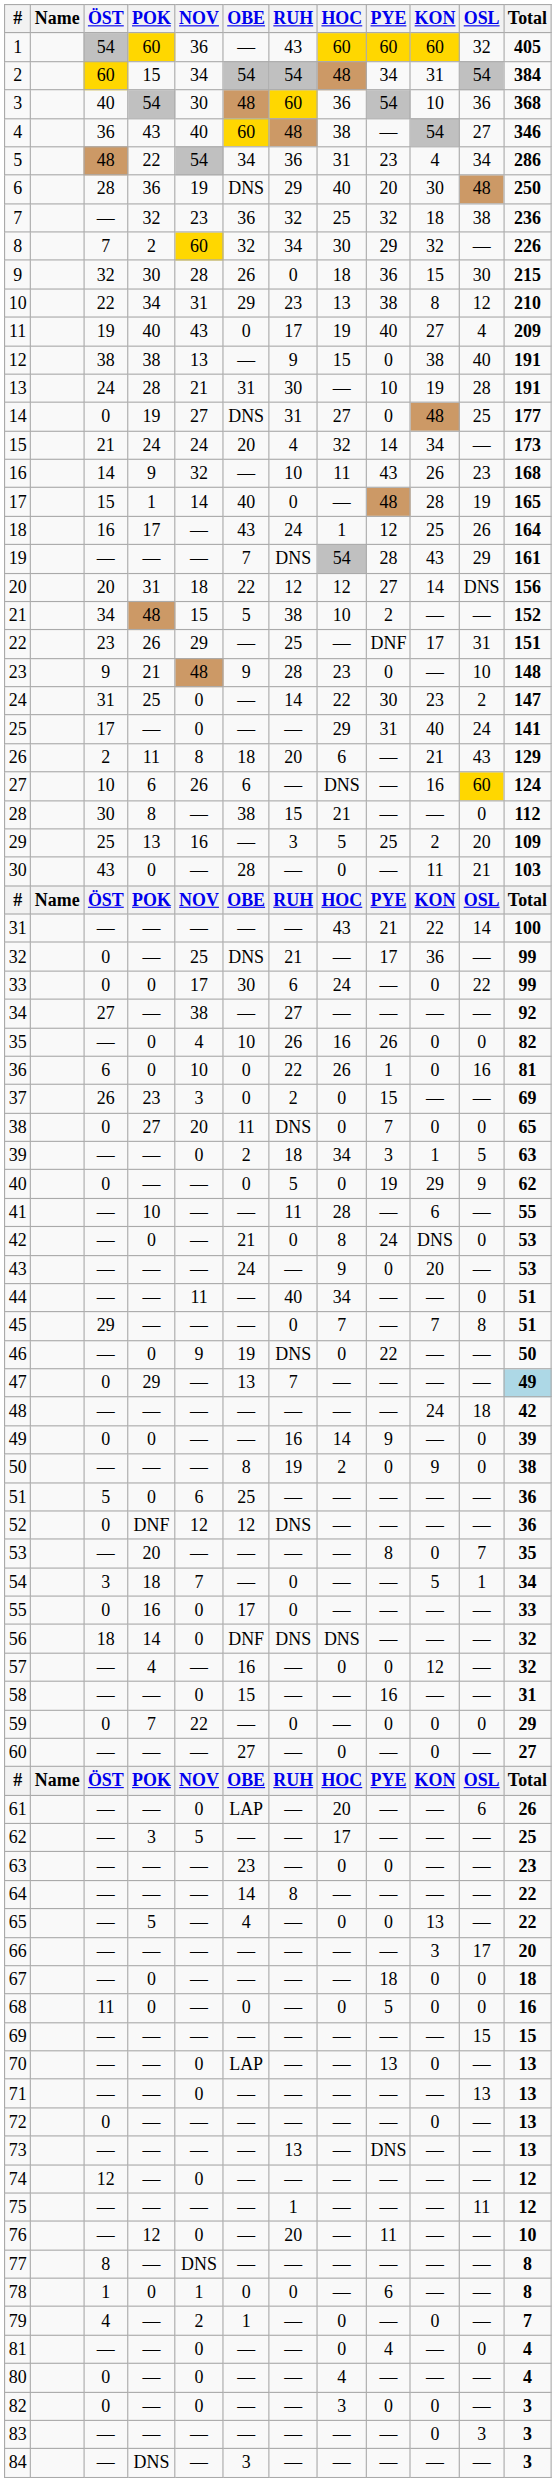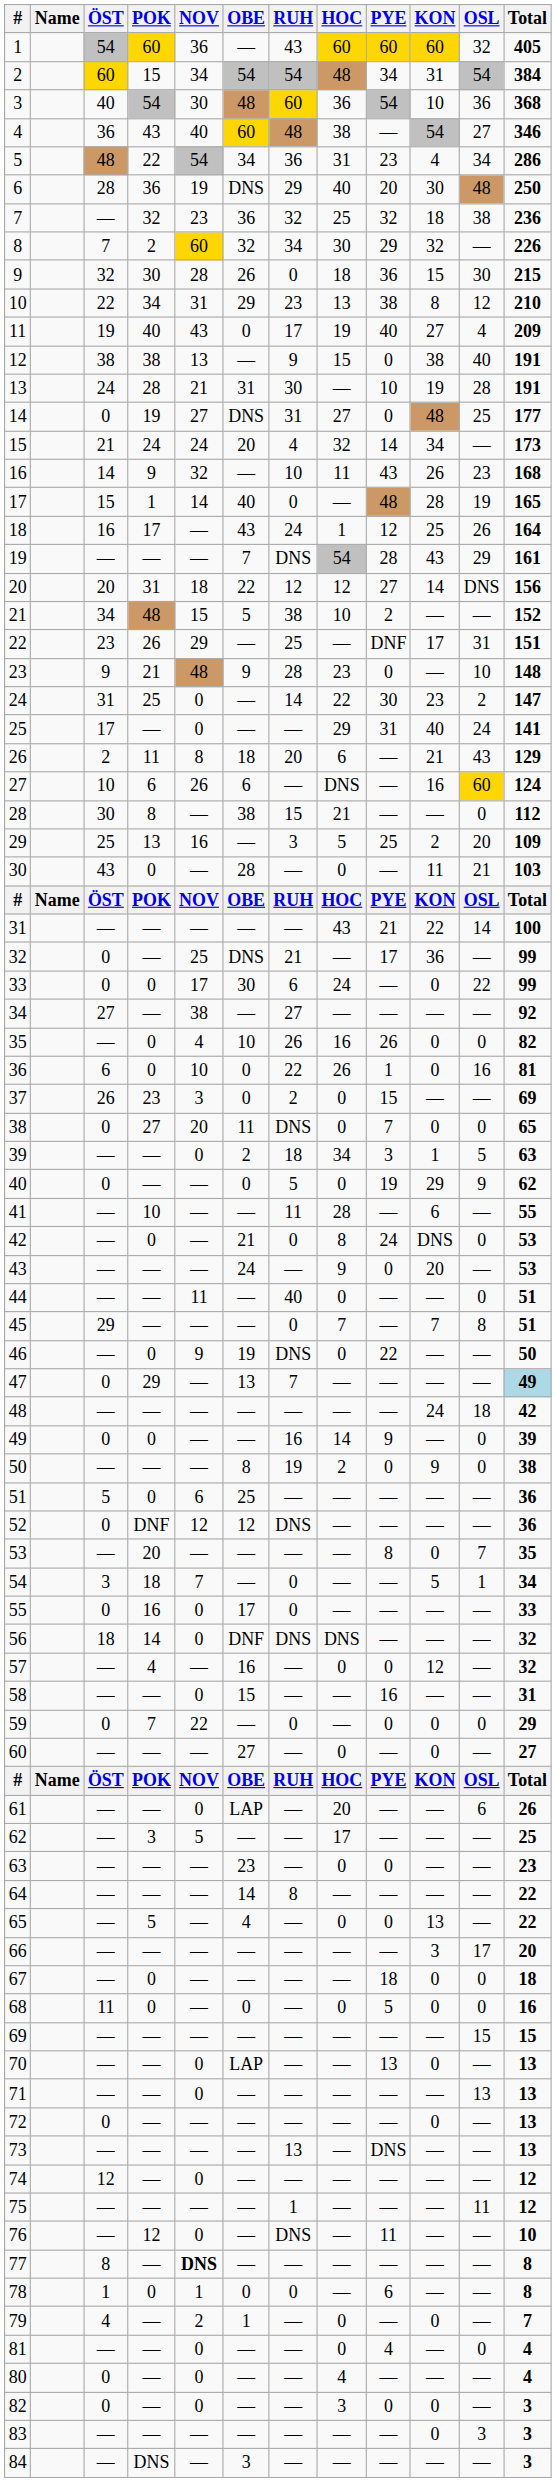(342, 1297) 34 -> (342, 1297) 0
(293, 2235) 20 -> (293, 2235) DNS
(199, 2263) normal -> (199, 2263) bold
